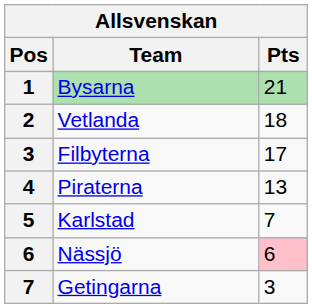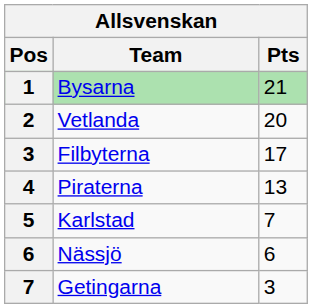(275, 120) 18 -> (275, 120) 20
(270, 253) pink background -> (270, 253) no background
